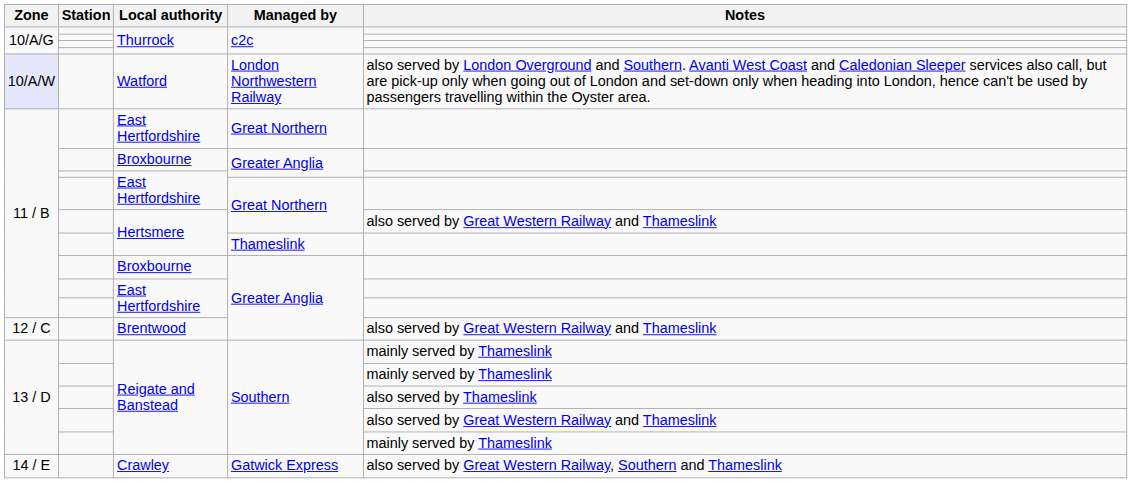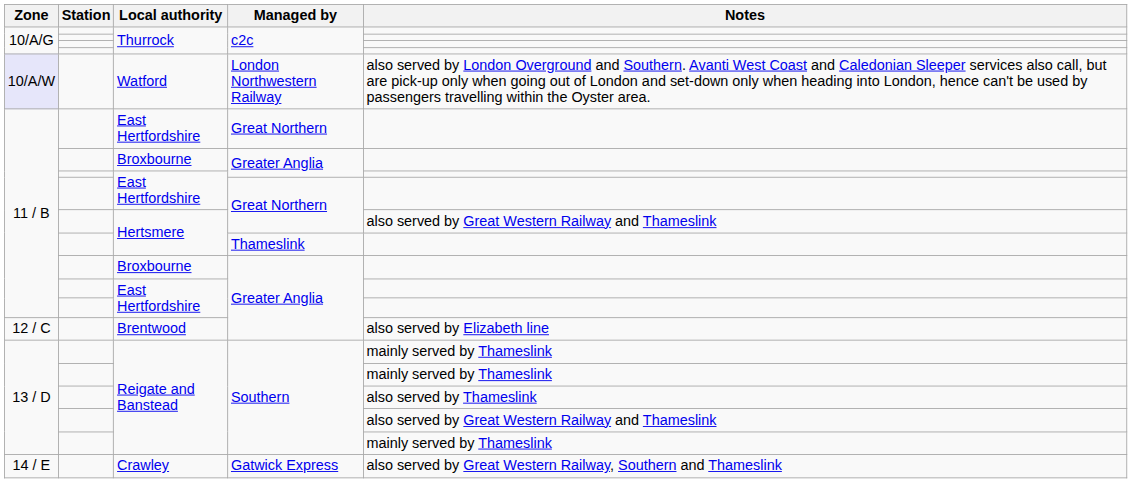(541, 329) also served by Great Western Railway and Thameslink -> (458, 329) also served by Elizabeth line
